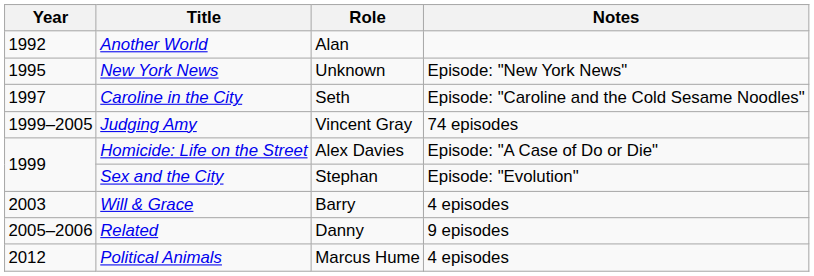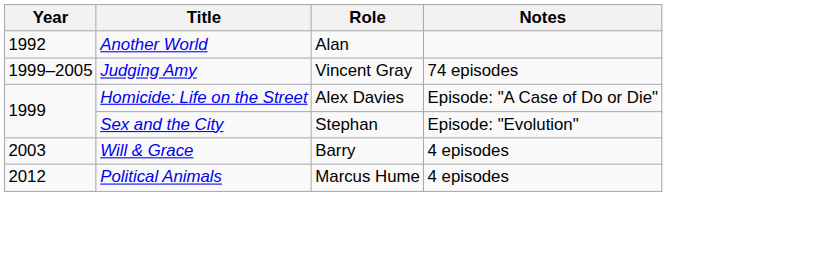- row: (159, 71)
- row: (171, 97)
- row: (129, 230)
